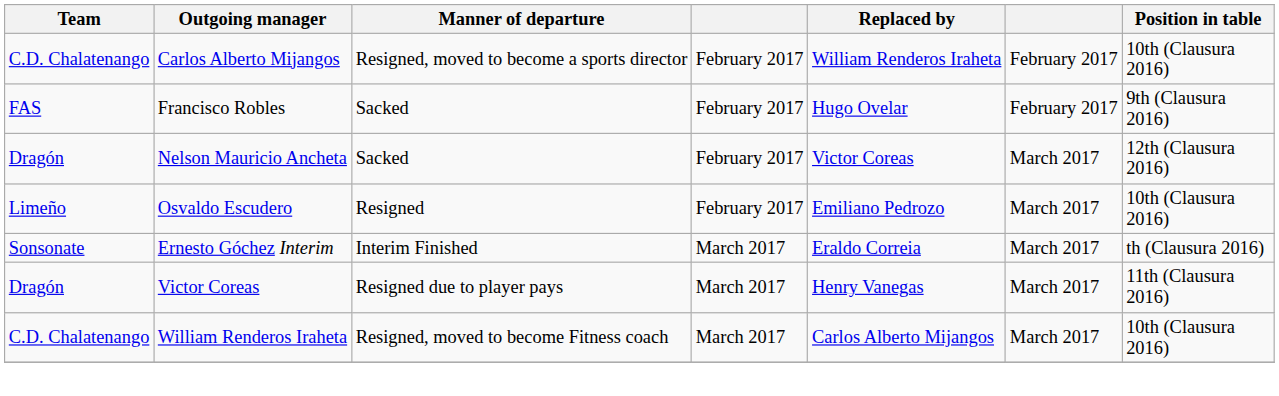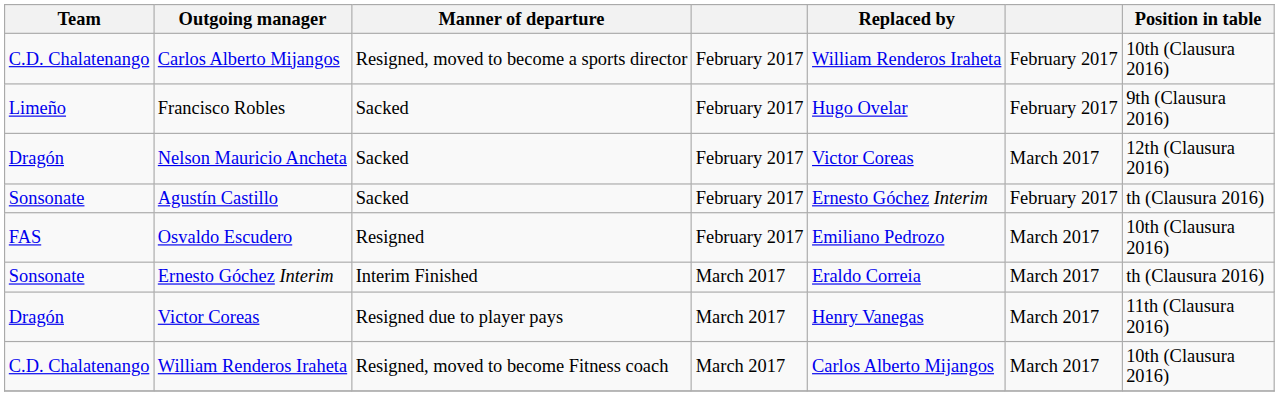(25, 108) FAS -> (37, 108) Limeño
+ row: (218, 197)
(37, 208) Limeño -> (25, 237) FAS
